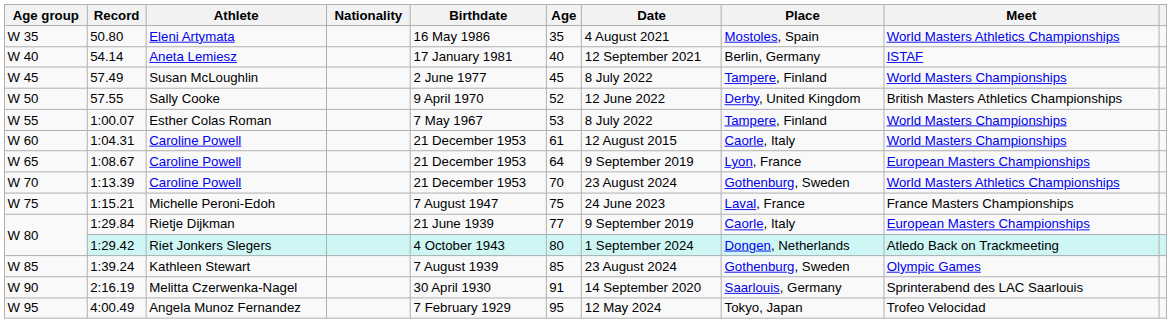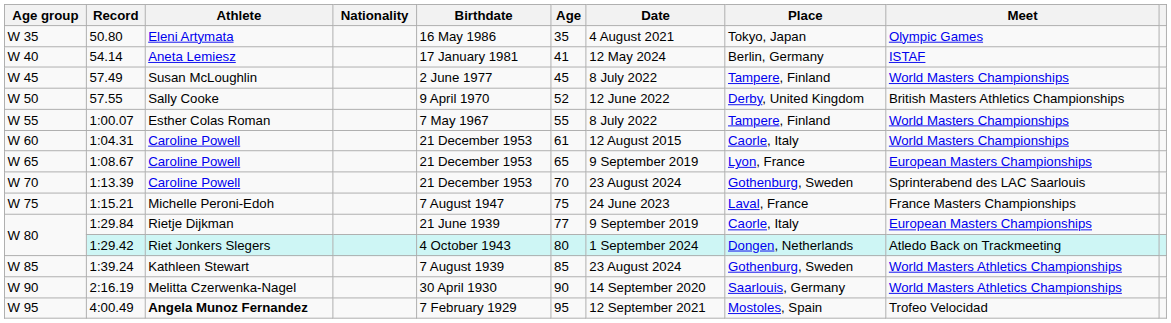(772, 36) Mostoles, Spain -> (767, 36) Tokyo, Japan
(1003, 36) World Masters Athletics Championships -> (936, 36) Olympic Games
(557, 57) 40 -> (561, 57) 41
(643, 57) 12 September 2021 -> (628, 57) 12 May 2024
(557, 120) 53 -> (561, 120) 55
(557, 162) 64 -> (561, 162) 65
(1003, 183) World Masters Athletics Championships -> (987, 183) Sprinterabend des LAC Saarlouis
(934, 266) Olympic Games -> (1005, 266) World Masters Athletics Championships
(557, 287) 91 -> (561, 287) 90
(985, 287) Sprinterabend des LAC Saarlouis -> (1005, 287) World Masters Athletics Championships
(225, 308) normal -> (228, 308) bold
(623, 308) 12 May 2024 -> (648, 308) 12 September 2021
(764, 308) Tokyo, Japan -> (775, 308) Mostoles, Spain
